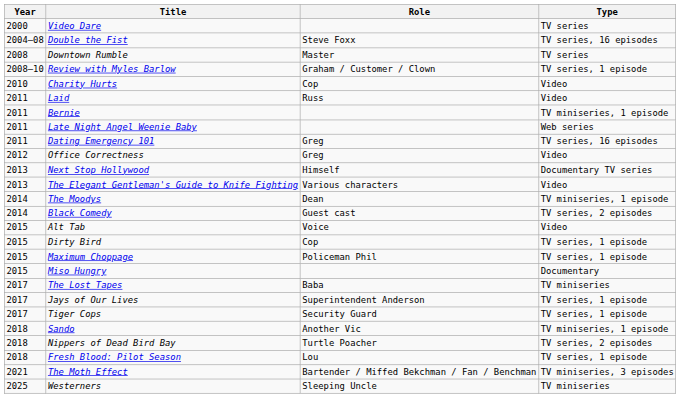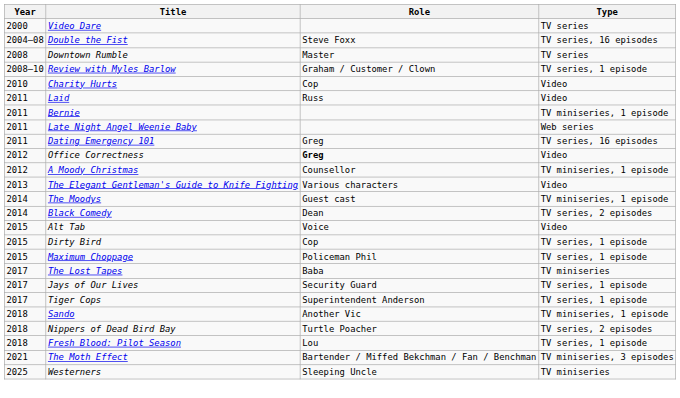(313, 156) normal -> (313, 156) bold
+ row: (93, 170)
- row: (98, 170)
(313, 199) Dean -> (329, 199) Guest cast
(329, 213) Guest cast -> (313, 213) Dean
- row: (77, 271)
(363, 300) Superintendent Anderson -> (340, 285) Security Guard
(340, 314) Security Guard -> (363, 300) Superintendent Anderson
